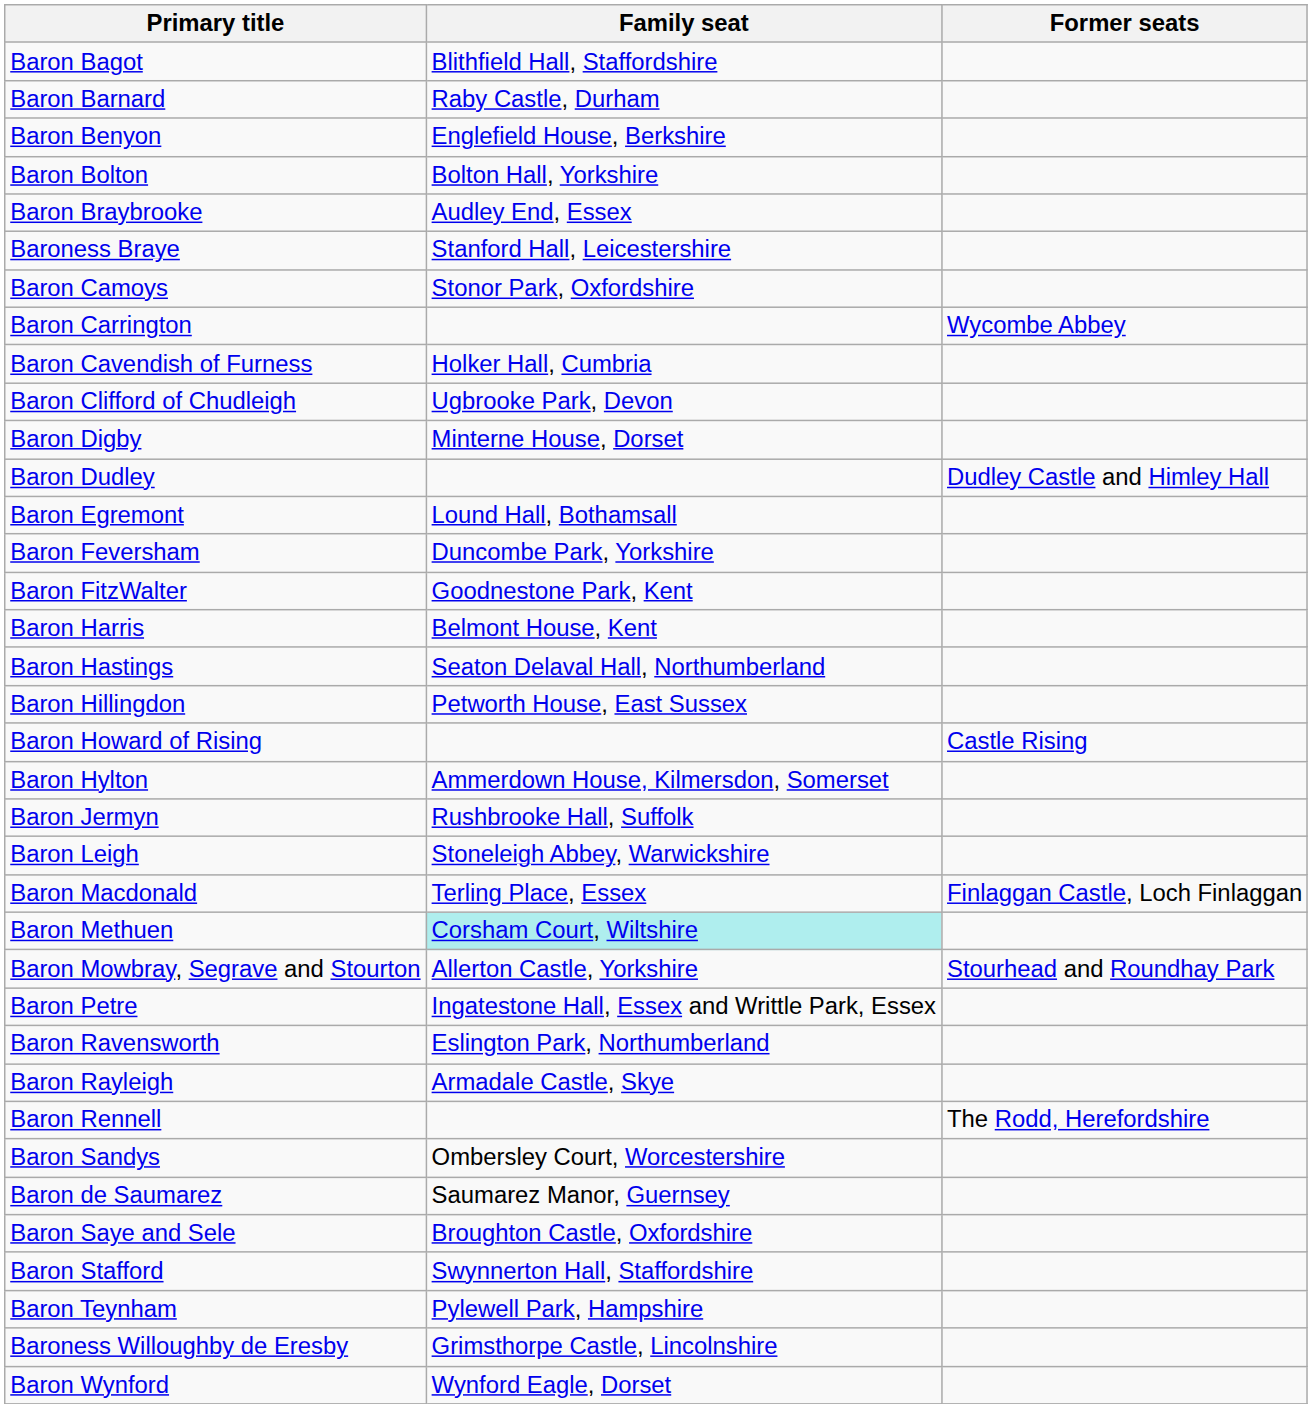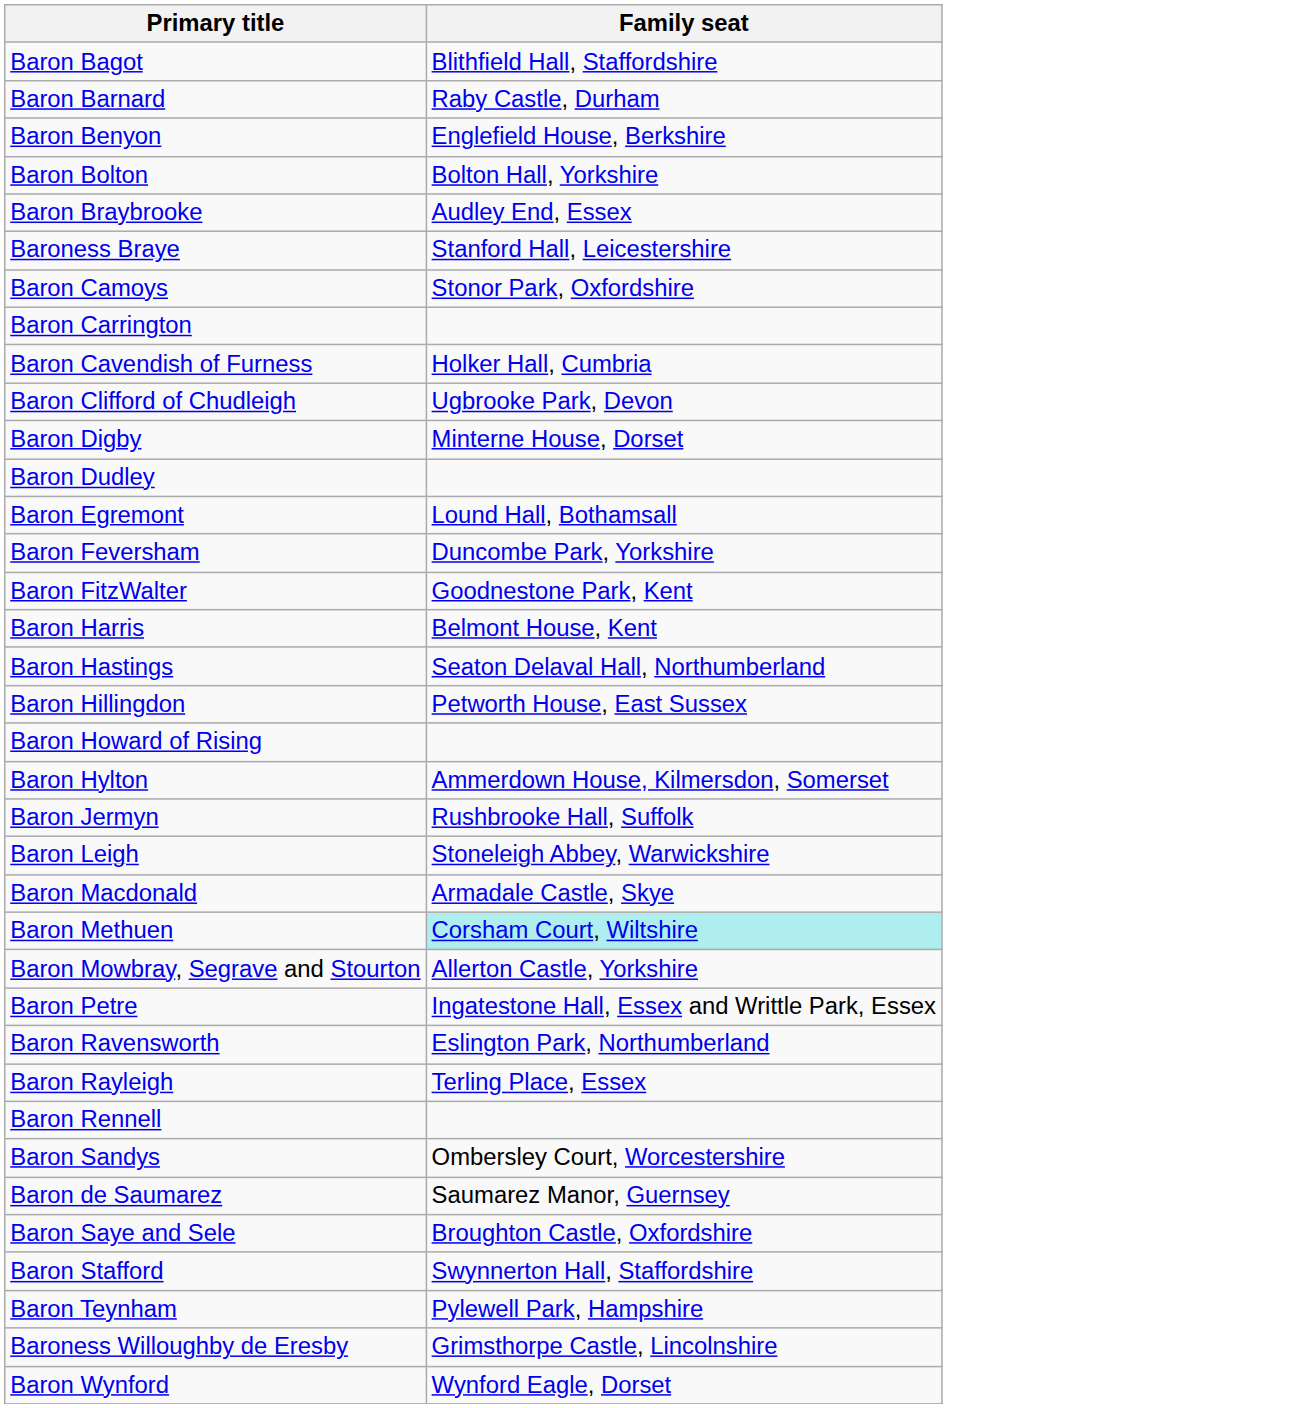- column: (1125, 23)
(539, 893) Terling Place, Essex -> (553, 893) Armadale Castle, Skye
(553, 1082) Armadale Castle, Skye -> (539, 1082) Terling Place, Essex
